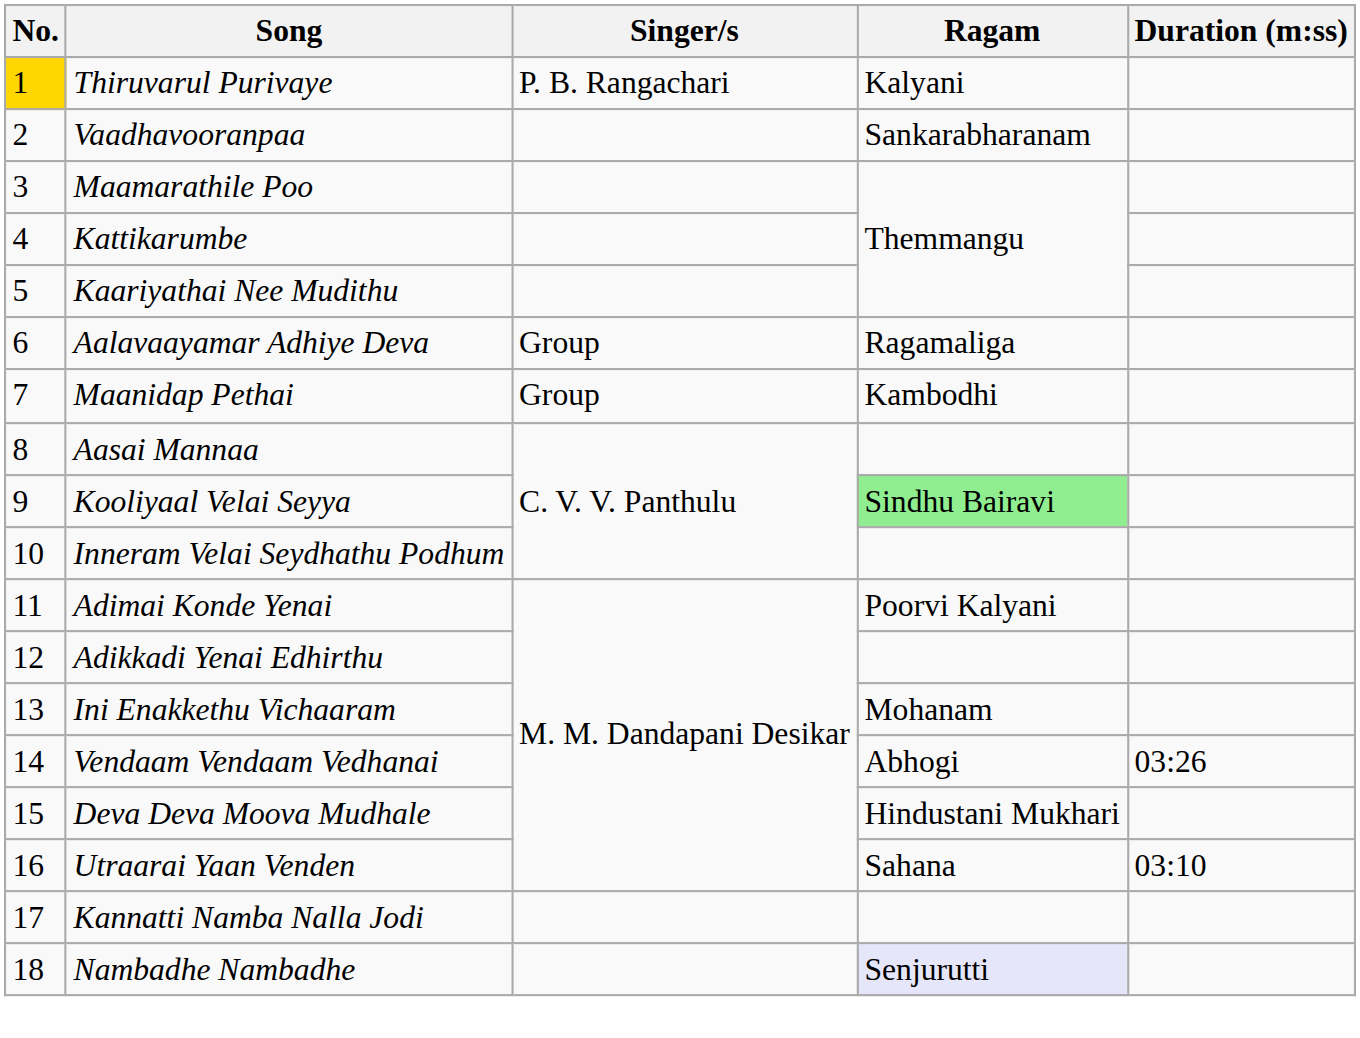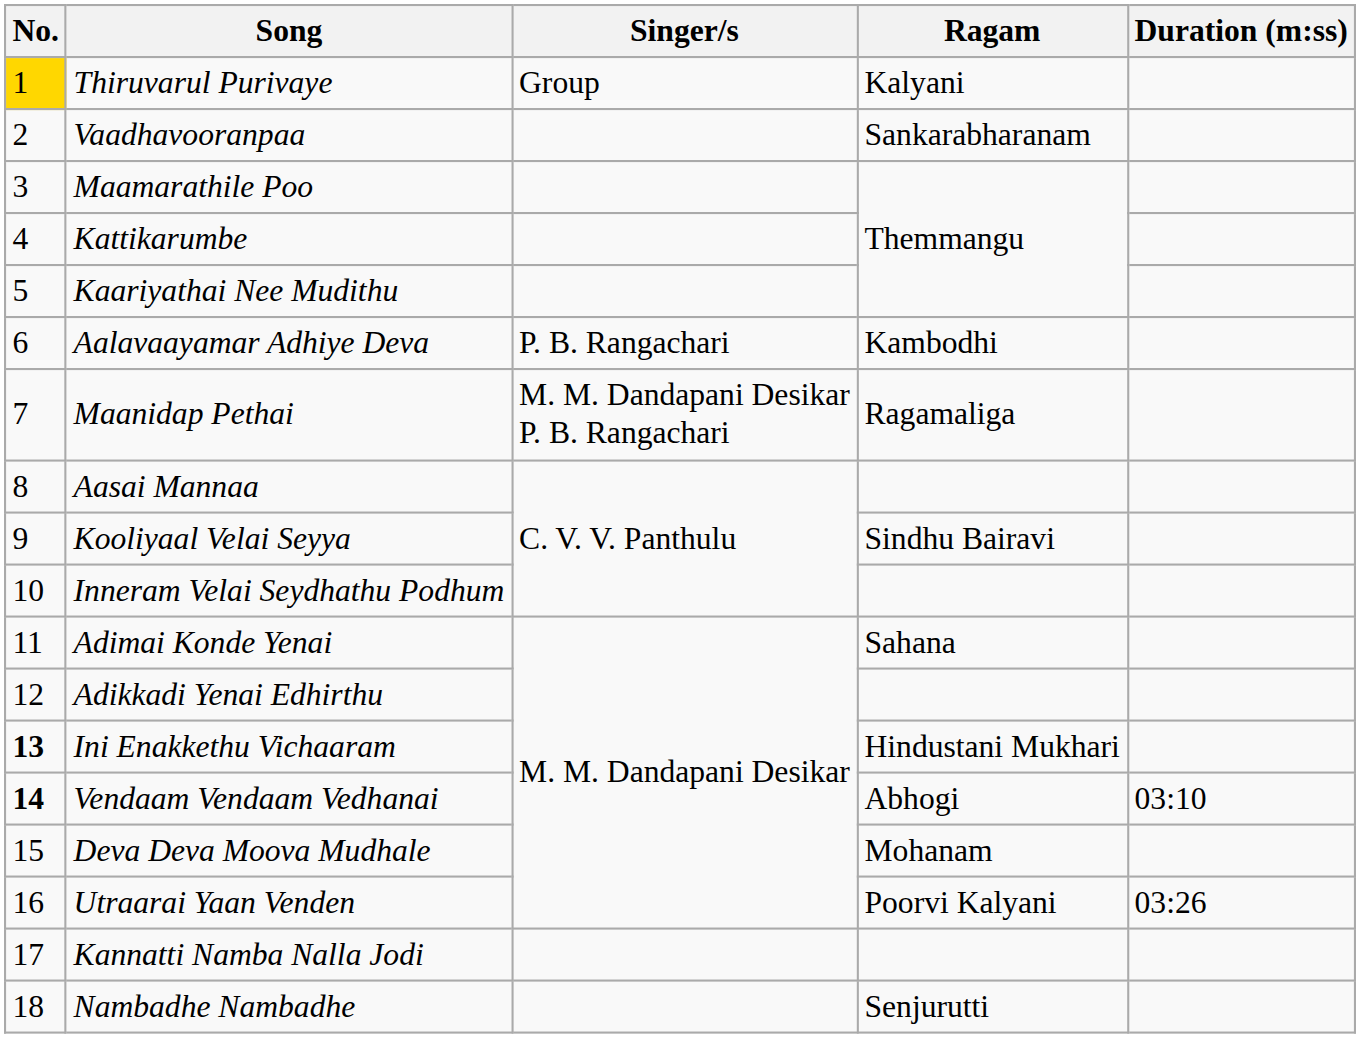(624, 82) P. B. Rangachari -> (559, 82) Group
(559, 343) Group -> (624, 343) P. B. Rangachari
(940, 343) Ragamaliga -> (931, 343) Kambodhi
(559, 395) Group -> (684, 414) M. M. Dandapani Desikar P. B. Rangachari
(931, 395) Kambodhi -> (940, 414) Ragamaliga
(960, 499) lightgreen background -> (960, 537) no background
(961, 604) Poorvi Kalyani -> (910, 641) Sahana
(28, 708) normal -> (28, 745) bold
(929, 708) Mohanam -> (992, 745) Hindustani Mukhari
(28, 760) normal -> (28, 798) bold
(1171, 760) 03:26 -> (1171, 798) 03:10
(992, 812) Hindustani Mukhari -> (929, 850) Mohanam
(910, 864) Sahana -> (961, 902) Poorvi Kalyani
(1171, 864) 03:10 -> (1171, 902) 03:26
(927, 969) lavender background -> (927, 1006) no background
